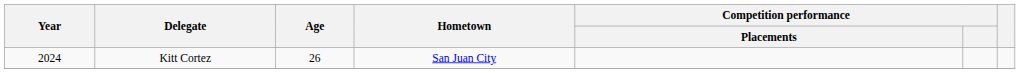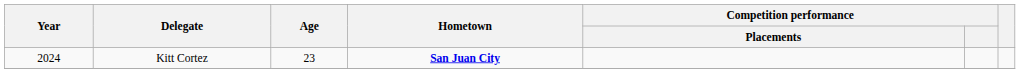(315, 58) 26 -> (309, 58) 23
(464, 58) normal -> (465, 58) bold
